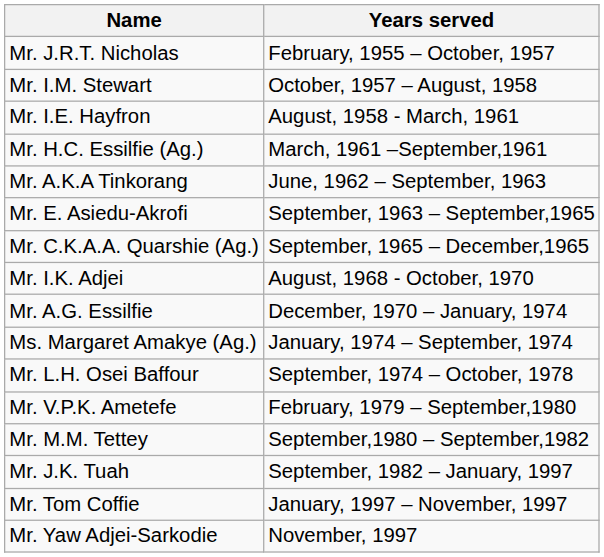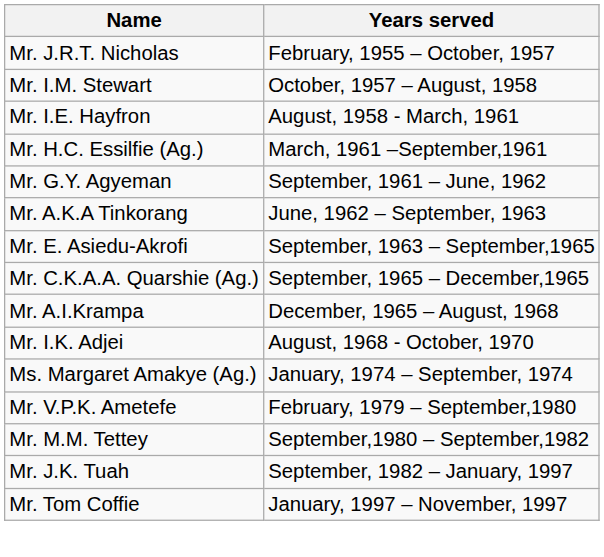+ row: (90, 181)
+ row: (77, 310)
- row: (81, 310)
- row: (104, 375)
- row: (113, 536)
